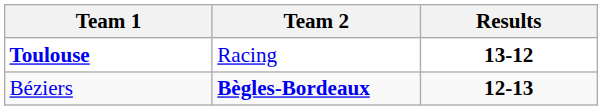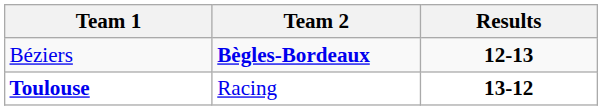rows swapped: (41, 88) <-> (50, 54)
